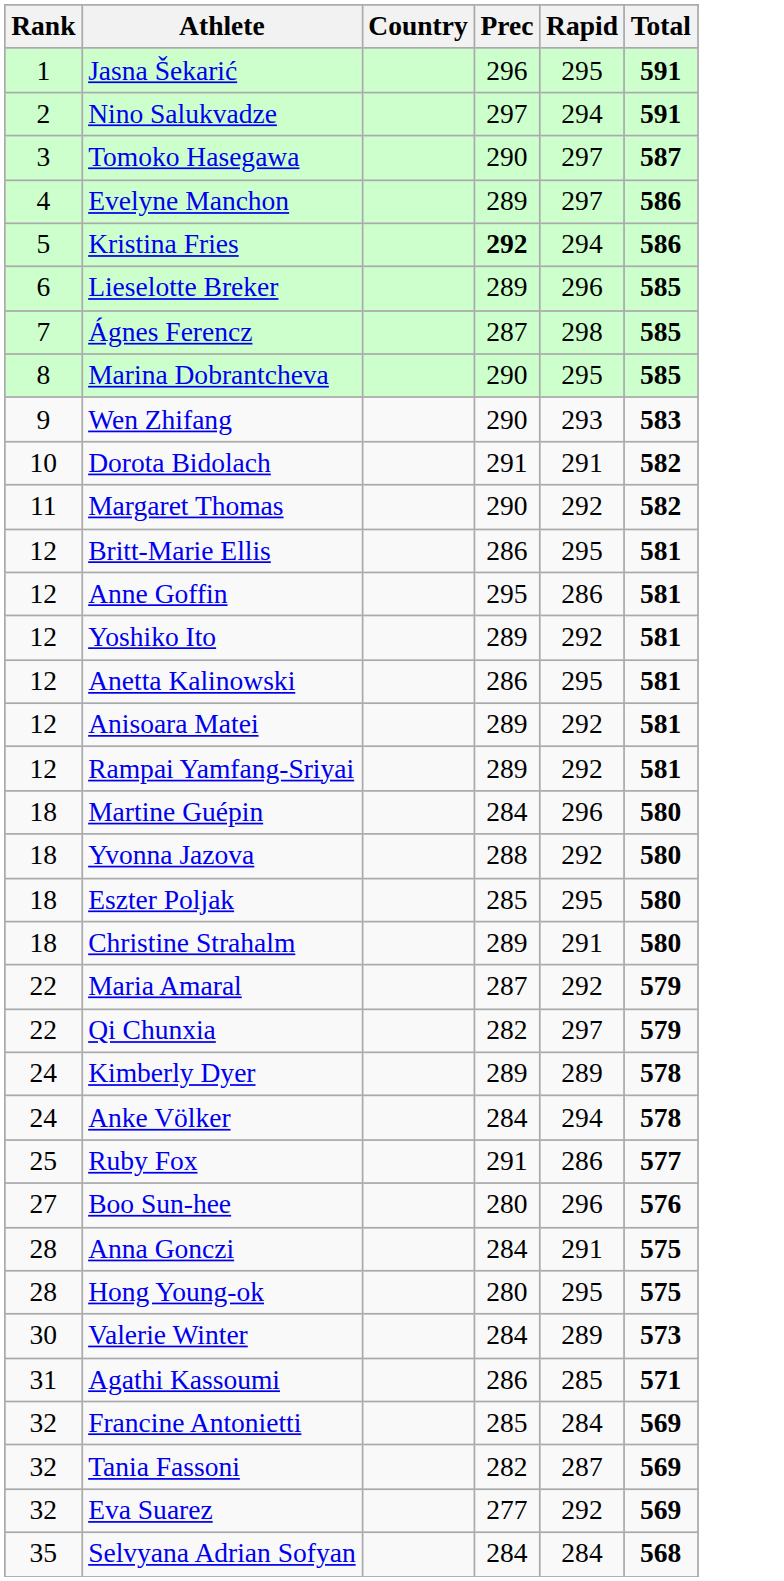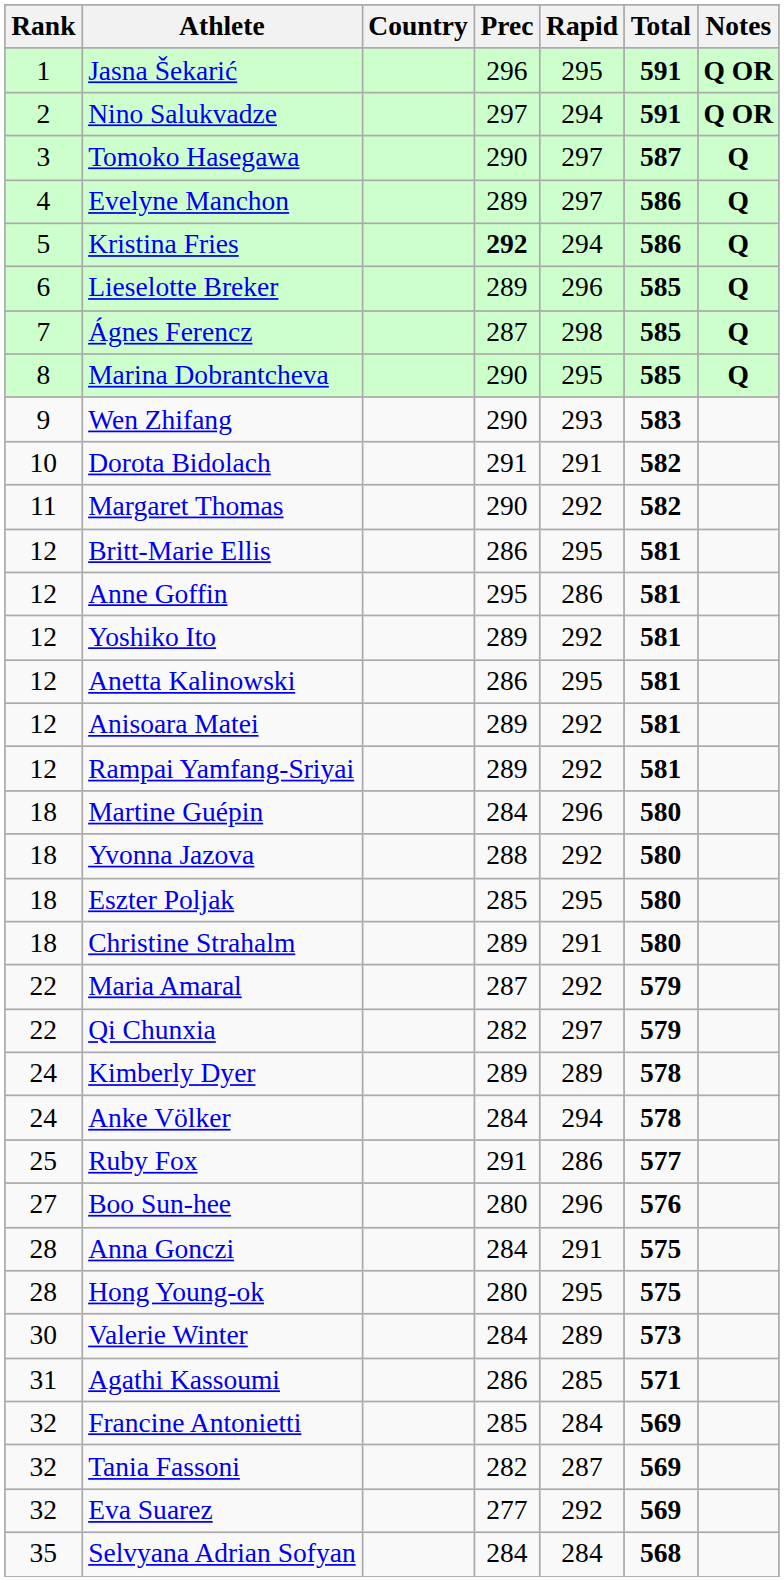+ column: (738, 26)
